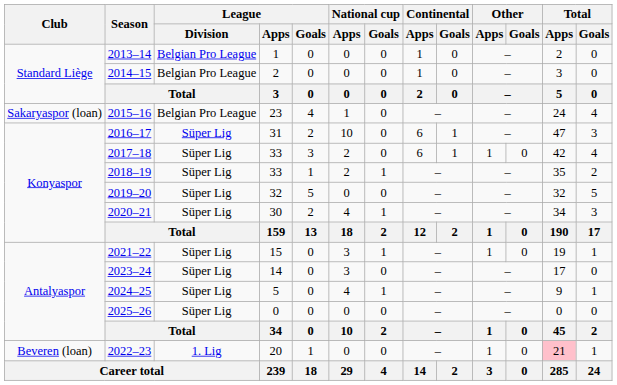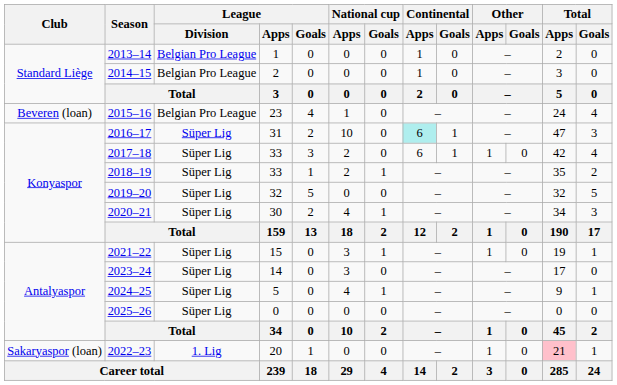(55, 113) Sakaryaspor (loan) -> (55, 113) Beveren (loan)
(420, 133) no background -> (420, 133) paleturquoise background
(55, 350) Beveren (loan) -> (55, 350) Sakaryaspor (loan)
